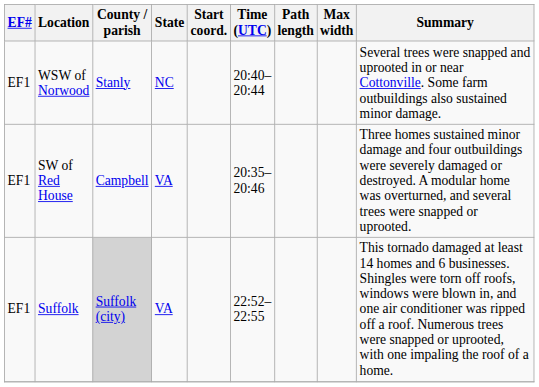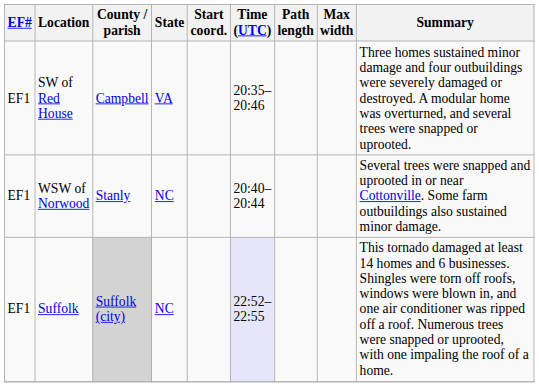rows swapped: (55, 180) <-> (64, 82)
(164, 309) VA -> (164, 309) NC
(252, 309) no background -> (252, 309) lavender background
